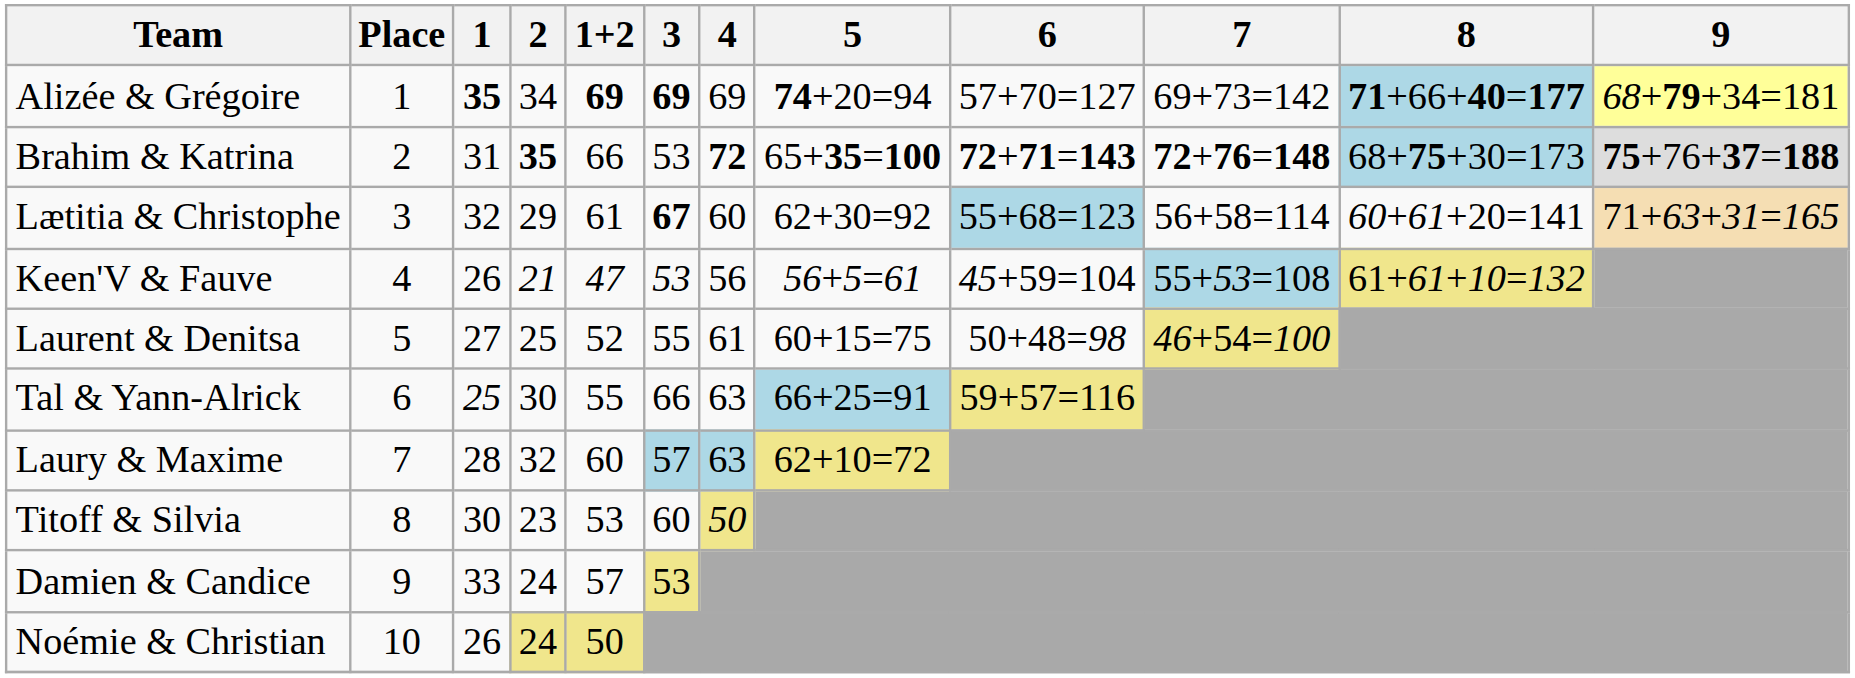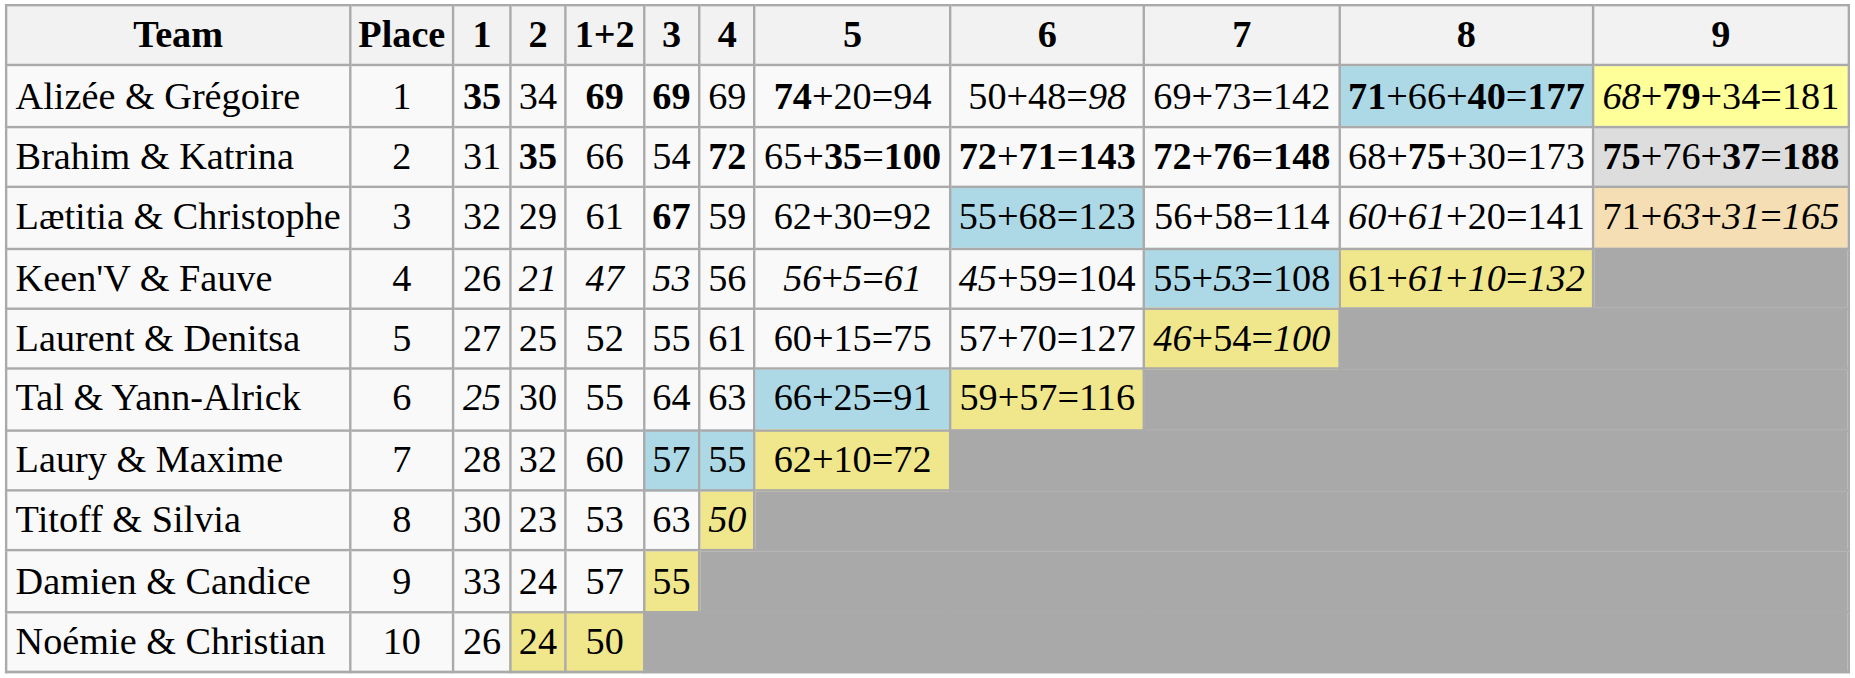(1047, 95) 57+70=127 -> (1047, 95) 50+48=98
(671, 156) 53 -> (671, 156) 54
(1466, 156) lightblue background -> (1466, 156) no background
(727, 216) 60 -> (727, 216) 59
(1047, 338) 50+48=98 -> (1047, 338) 57+70=127
(671, 398) 66 -> (671, 398) 64
(727, 459) 63 -> (727, 459) 55
(671, 519) 60 -> (671, 519) 63
(671, 580) 53 -> (671, 580) 55
